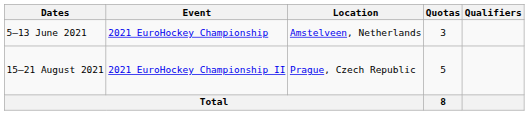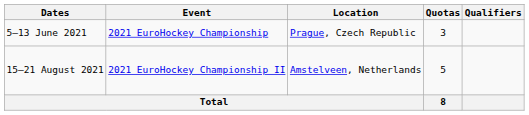(356, 33) Amstelveen, Netherlands -> (353, 33) Prague, Czech Republic
(353, 70) Prague, Czech Republic -> (356, 70) Amstelveen, Netherlands
